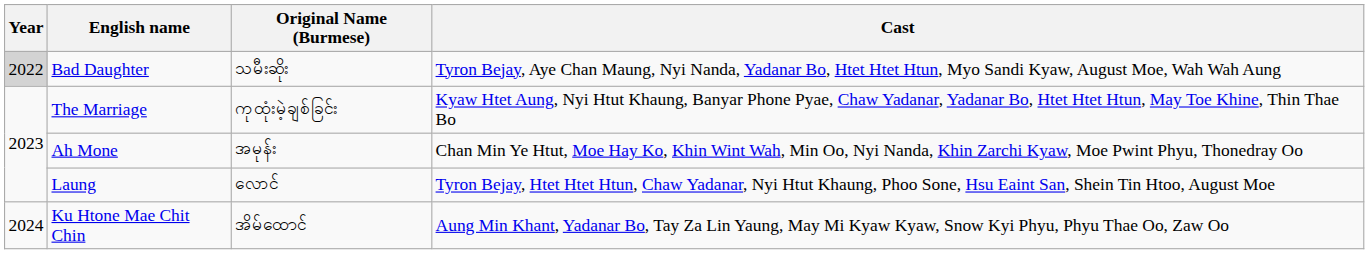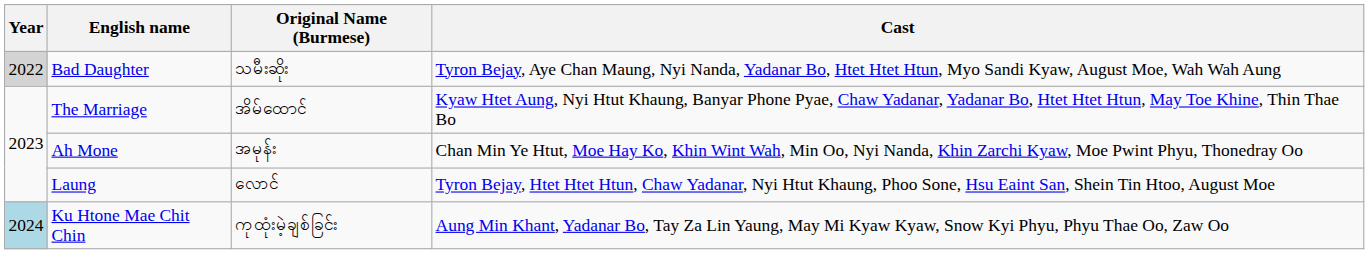(287, 108) ကုထုံးမဲ့ချစ်ခြင်း -> (271, 108) အိမ်ထောင်
(26, 225) no background -> (26, 225) lightblue background
(271, 224) အိမ်ထောင် -> (287, 224) ကုထုံးမဲ့ချစ်ခြင်း
